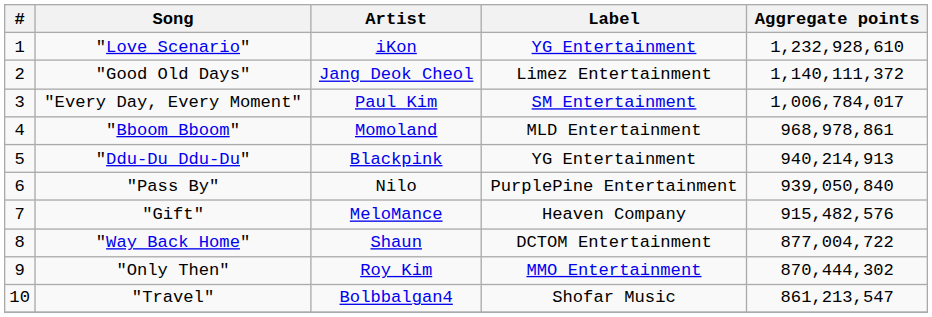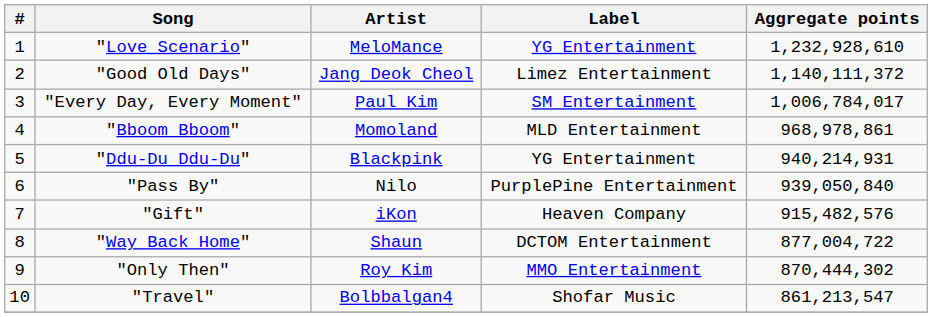(396, 47) iKon -> (396, 47) MeloMance
(837, 158) 940,214,913 -> (837, 158) 940,214,931
(396, 214) MeloMance -> (396, 214) iKon
